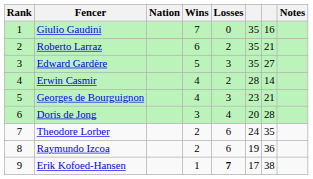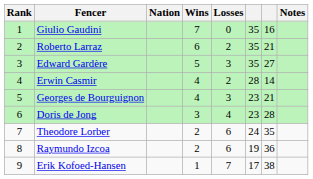(254, 115) 20 -> (254, 115) 23
(228, 166) bold -> (228, 166) normal
